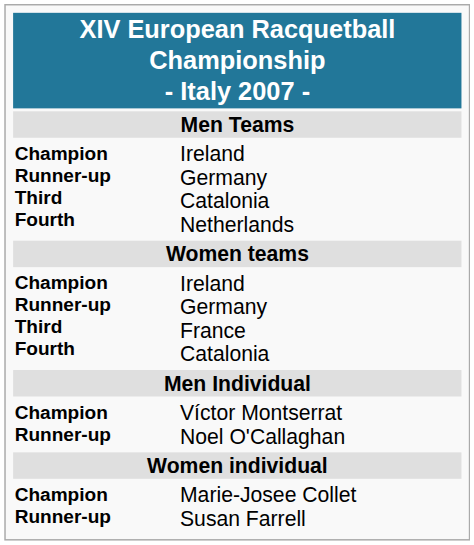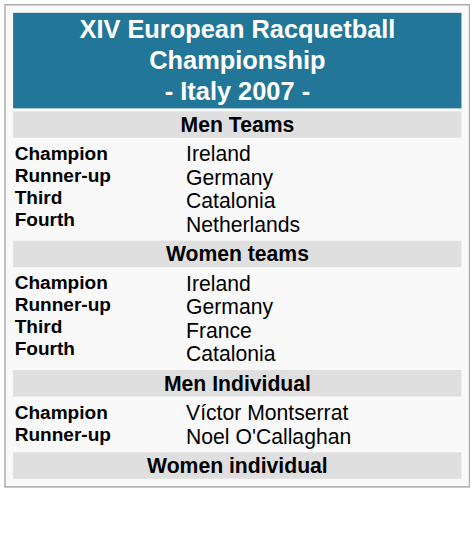- row: (268, 507)
